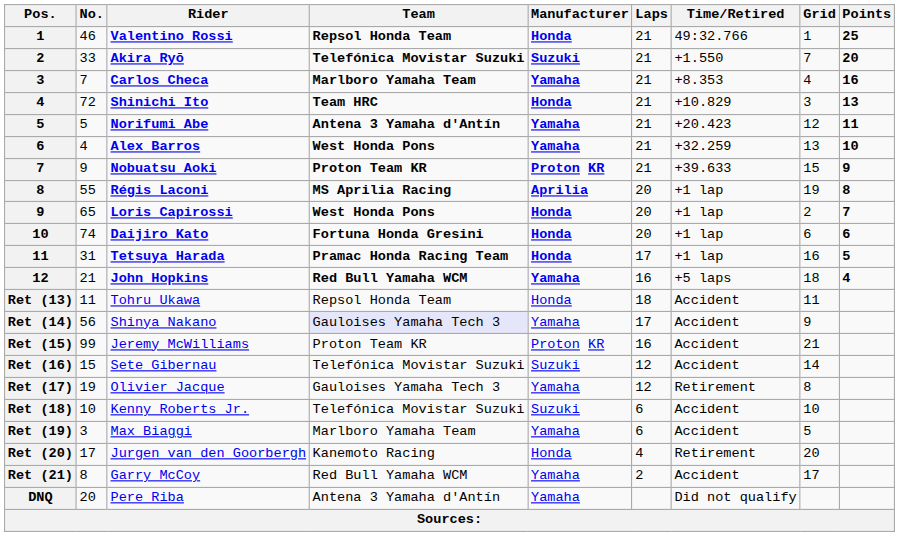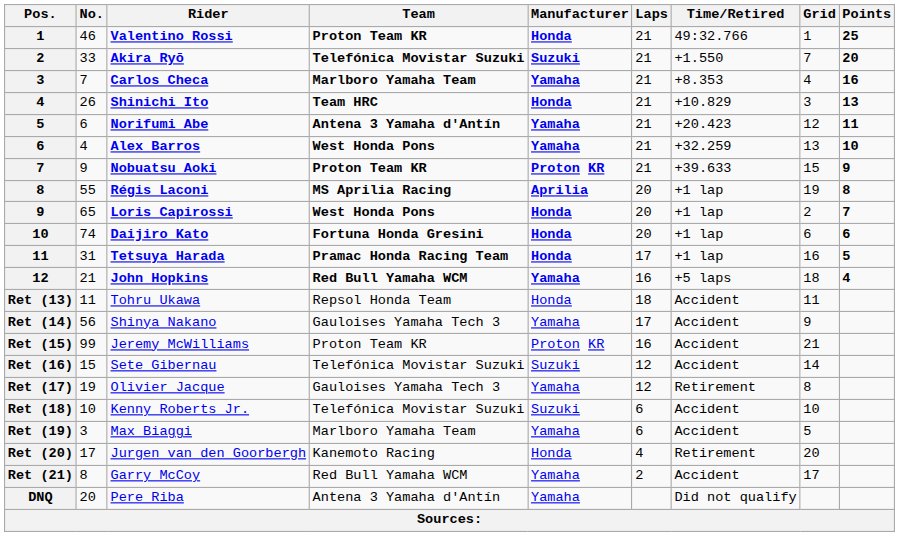(382, 38) Repsol Honda Team -> (370, 38) Proton Team KR
(88, 104) 72 -> (88, 104) 26
(84, 126) 5 -> (84, 126) 6
(406, 323) lavender background -> (406, 323) no background
